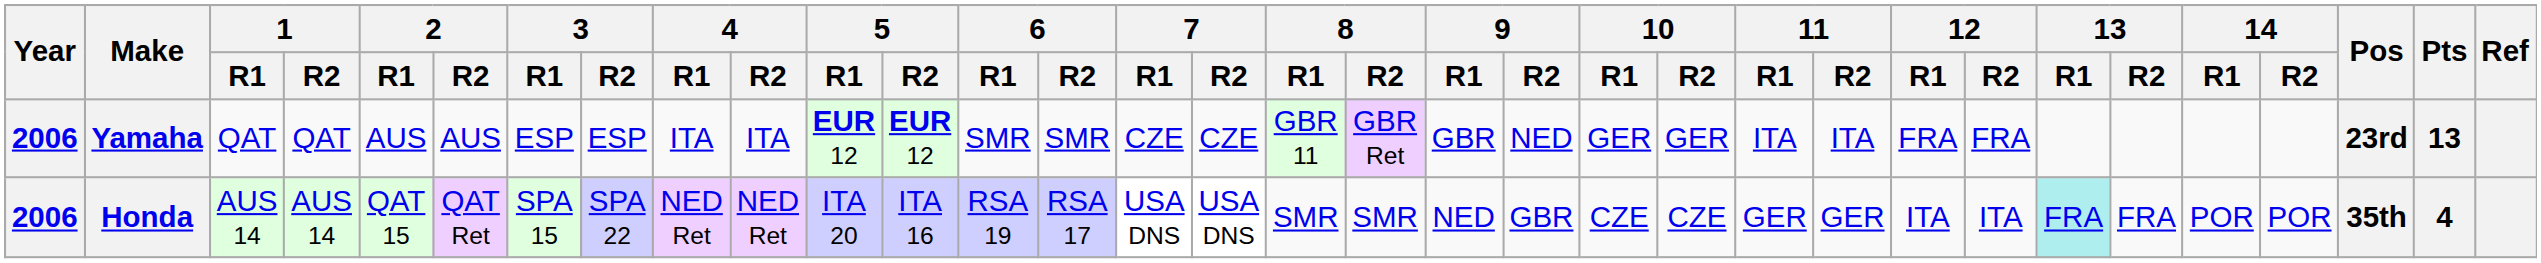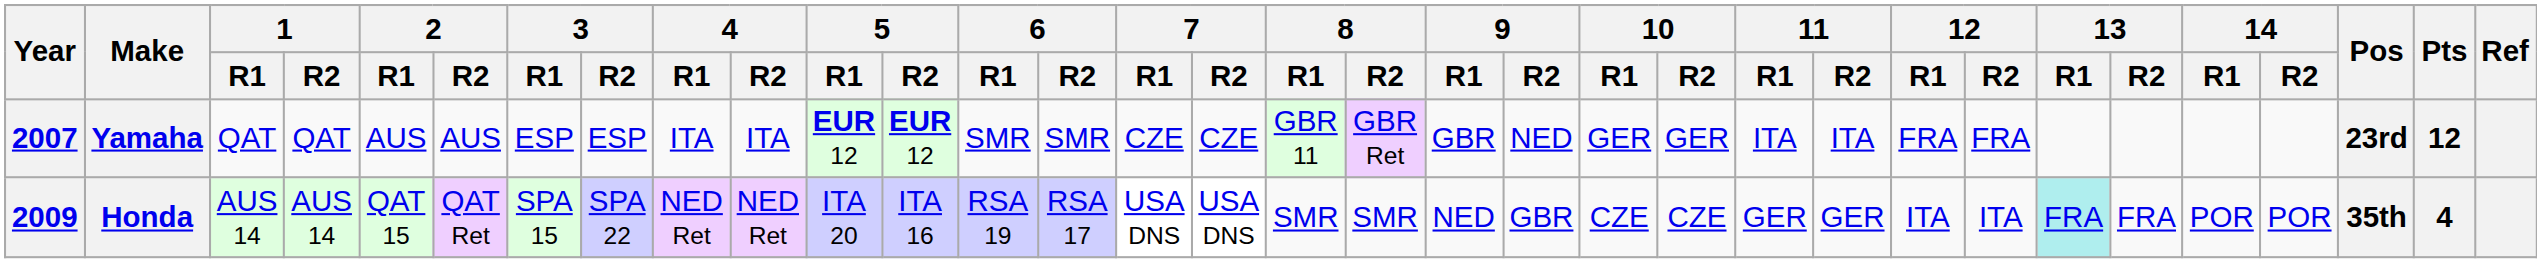(45, 138) 2006 -> (45, 138) 2007
(2445, 138) 13 -> (2445, 138) 12
(45, 218) 2006 -> (45, 218) 2009
